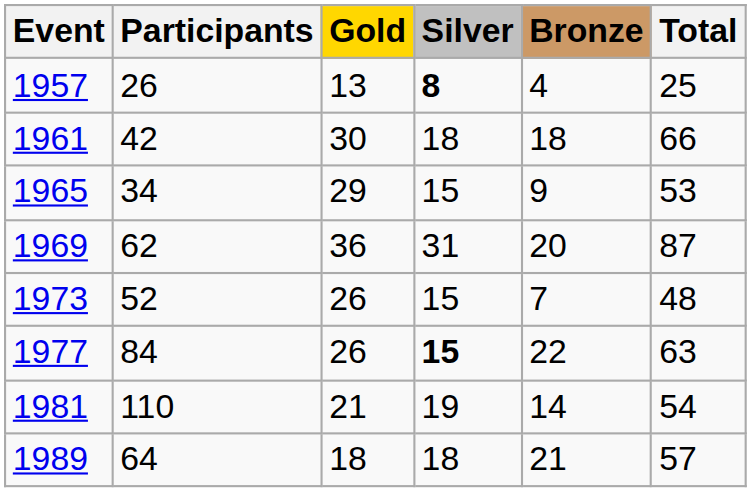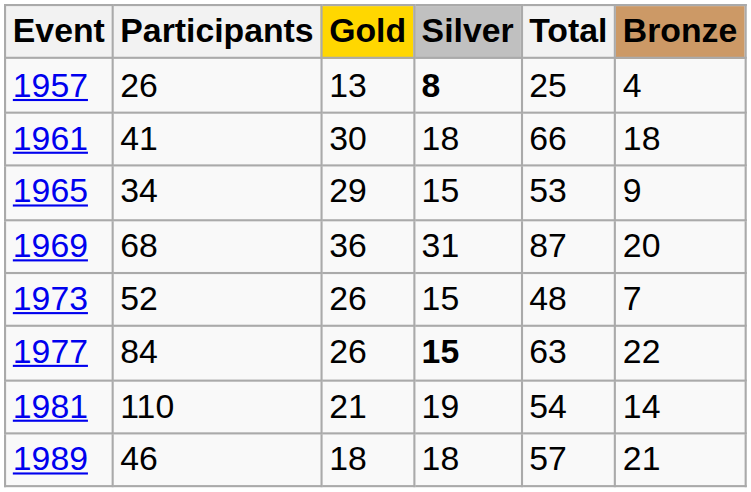columns swapped: (586, 31) <-> (698, 31)
(139, 138) 42 -> (139, 138) 41
(139, 245) 62 -> (139, 245) 68
(139, 459) 64 -> (139, 459) 46
